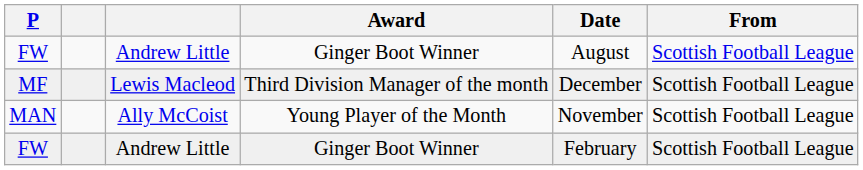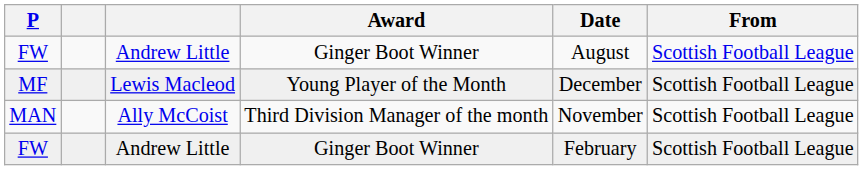(396, 84) Third Division Manager of the month -> (396, 84) Young Player of the Month
(396, 116) Young Player of the Month -> (396, 116) Third Division Manager of the month
